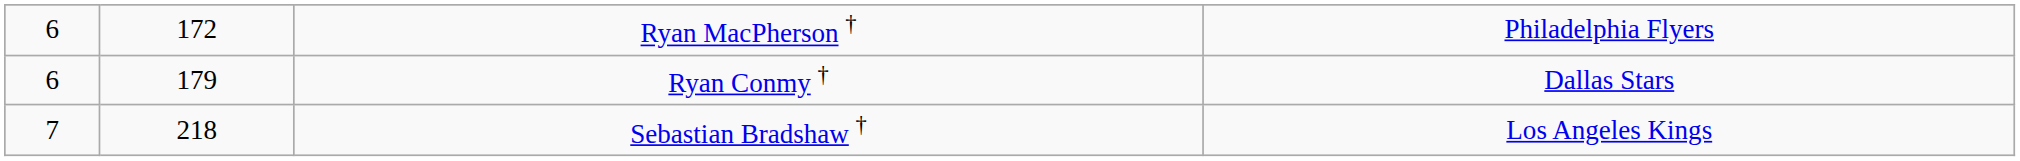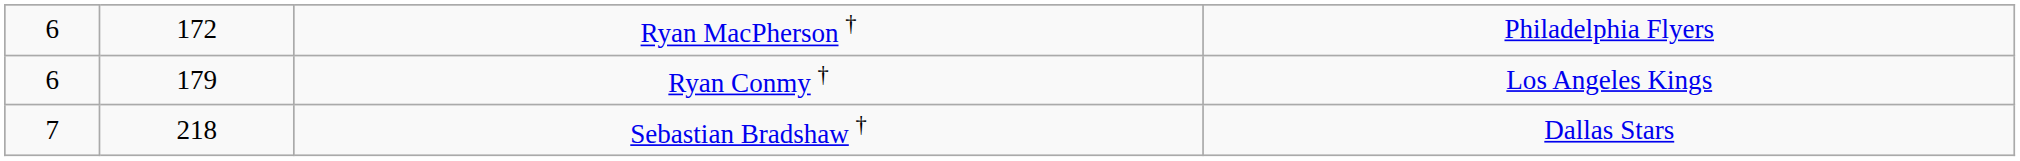(1609, 79) Dallas Stars -> (1609, 79) Los Angeles Kings
(1609, 129) Los Angeles Kings -> (1609, 129) Dallas Stars
